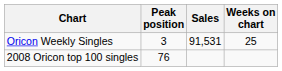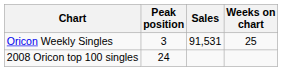(164, 58) 76 -> (164, 58) 24
